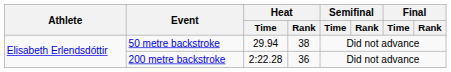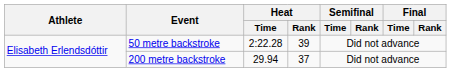(266, 44) 29.94 -> (266, 44) 2:22.28
(304, 44) 38 -> (304, 44) 39
(266, 60) 2:22.28 -> (266, 60) 29.94
(304, 60) 36 -> (304, 60) 37
